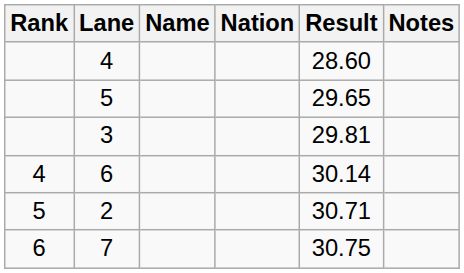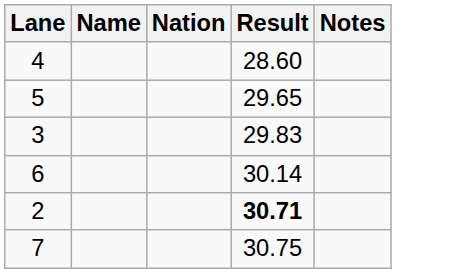- column: (39, 23)
(341, 135) 29.81 -> (273, 135) 29.83
(341, 211) normal -> (273, 211) bold
